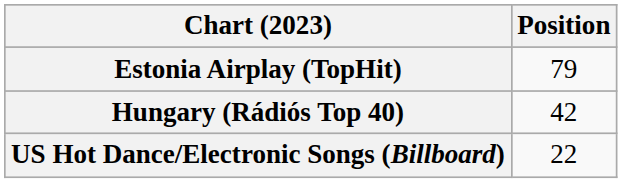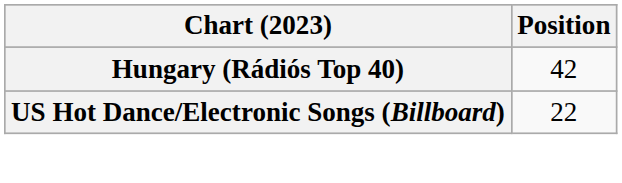- row: (258, 68)
